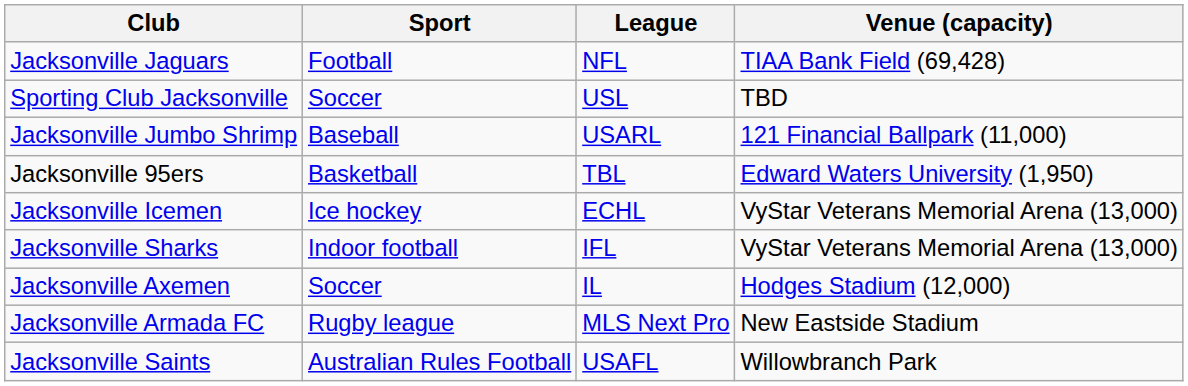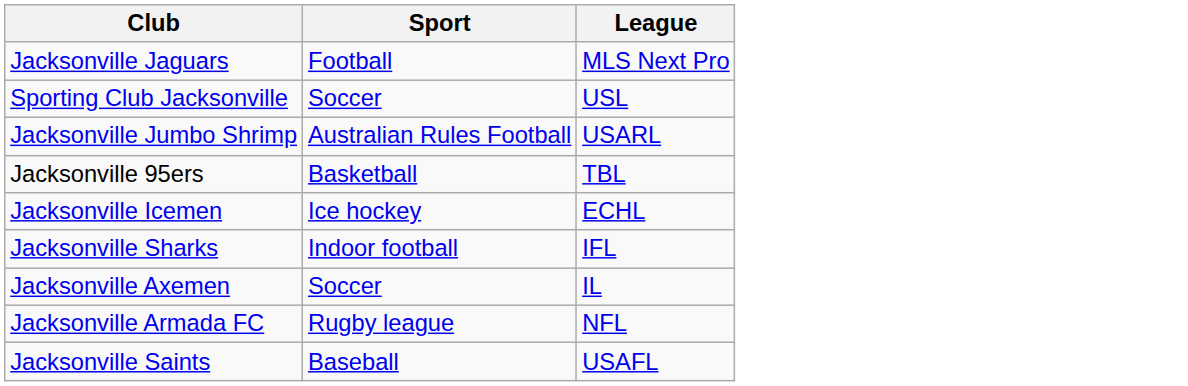- column: (959, 23)
(605, 60) NFL -> (656, 60) MLS Next Pro
(353, 135) Baseball -> (440, 135) Australian Rules Football
(656, 323) MLS Next Pro -> (605, 323) NFL
(440, 361) Australian Rules Football -> (353, 361) Baseball
